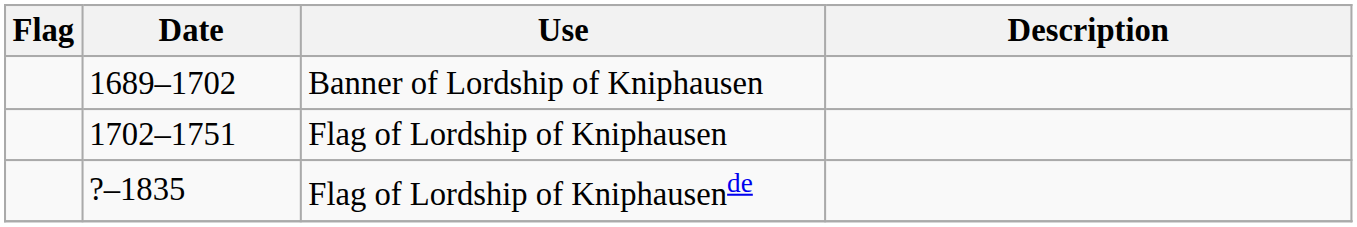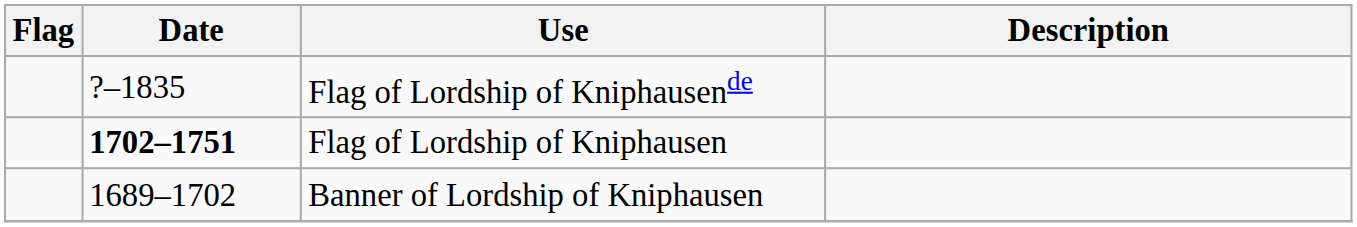rows swapped: (531, 190) <-> (536, 82)
(163, 133) normal -> (163, 142) bold
